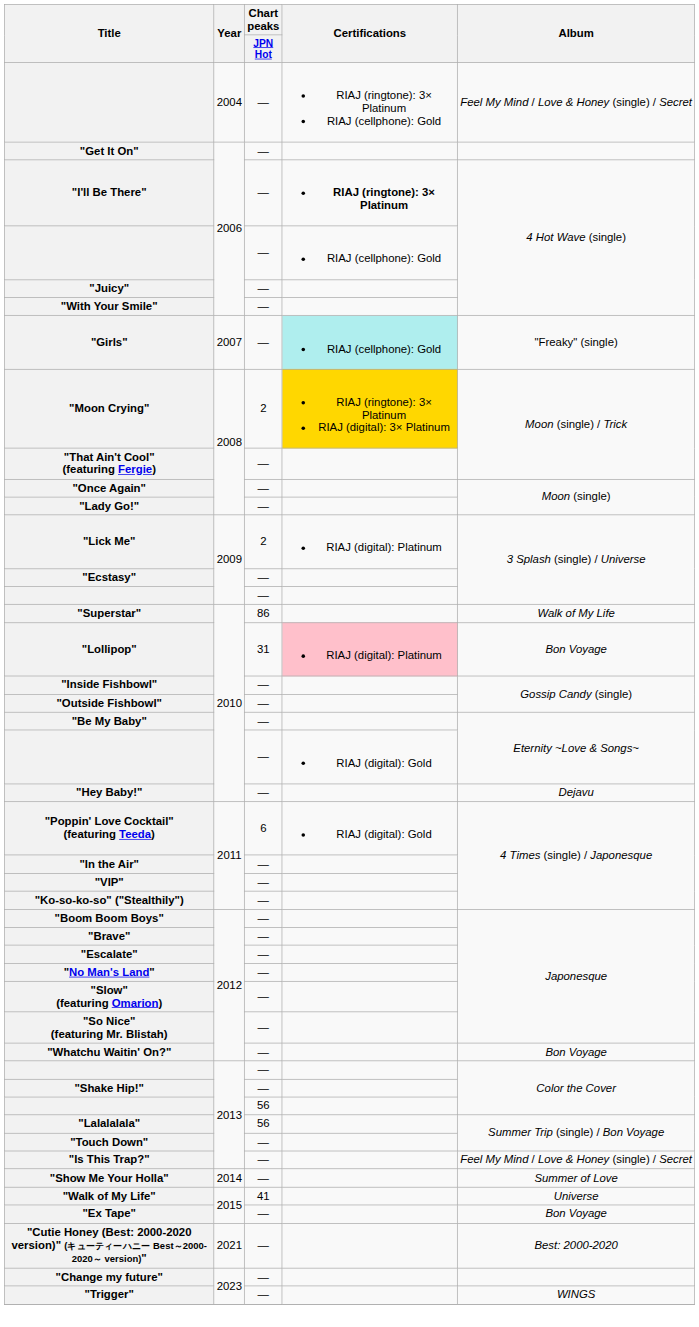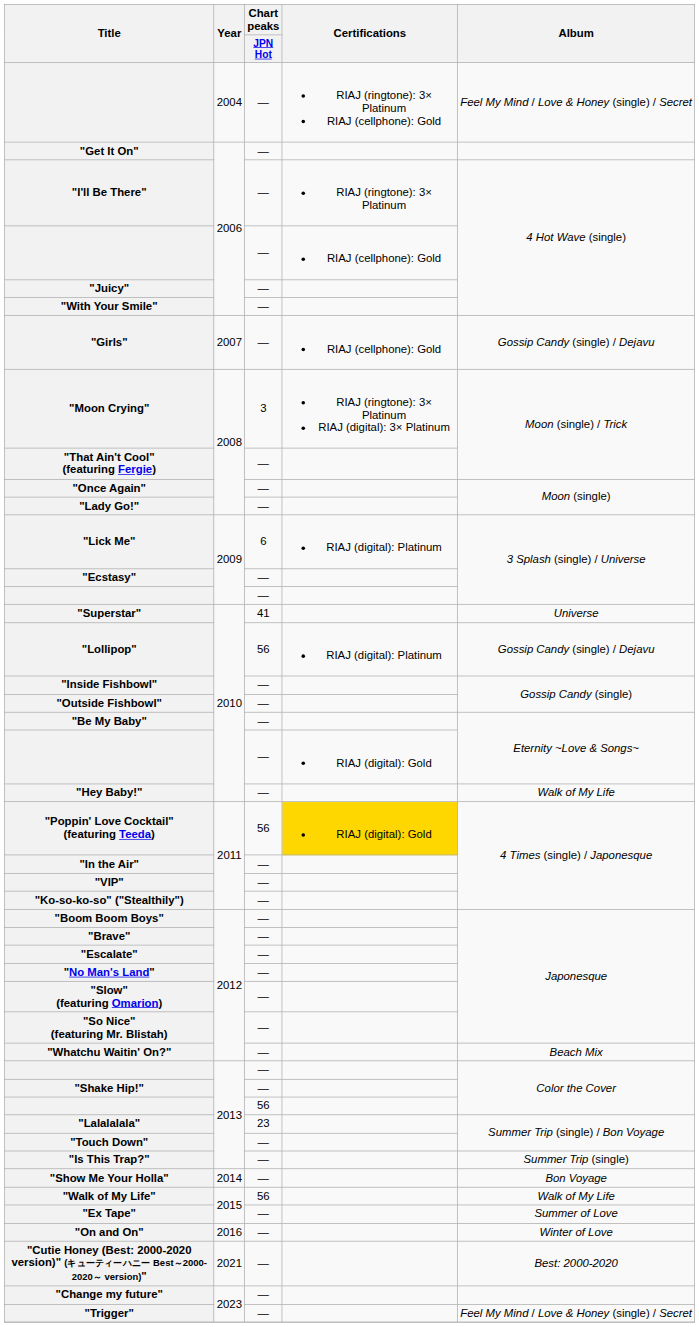(370, 199) bold -> (370, 199) normal
(370, 349) paleturquoise background -> (370, 349) no background
(576, 342) "Freaky" (single) -> (576, 342) Gossip Candy (single) / Dejavu
(263, 408) 2 -> (263, 408) 3
(370, 415) gold background -> (370, 415) no background
(263, 541) 2 -> (263, 541) 6
(263, 613) 86 -> (263, 613) 41
(576, 613) Walk of My Life -> (576, 613) Universe
(263, 649) 31 -> (263, 649) 56
(370, 656) pink background -> (370, 656) no background
(576, 649) Bon Voyage -> (576, 649) Gossip Candy (single) / Dejavu
(576, 792) Dejavu -> (576, 792) Walk of My Life
(263, 828) 6 -> (263, 828) 56
(370, 835) no background -> (370, 835) gold background
(576, 1052) Bon Voyage -> (576, 1052) Beach Mix
(263, 1124) 56 -> (263, 1124) 23
(576, 1160) Feel My Mind / Love & Honey (single) / Secret -> (576, 1160) Summer Trip (single)
(576, 1178) Summer of Love -> (576, 1178) Bon Voyage
(263, 1196) 41 -> (263, 1196) 56
(576, 1196) Universe -> (576, 1196) Walk of My Life
(576, 1214) Bon Voyage -> (576, 1214) Summer of Love
+ row: (109, 1232)
(576, 1295) WINGS -> (576, 1313) Feel My Mind / Love & Honey (single) / Secret
